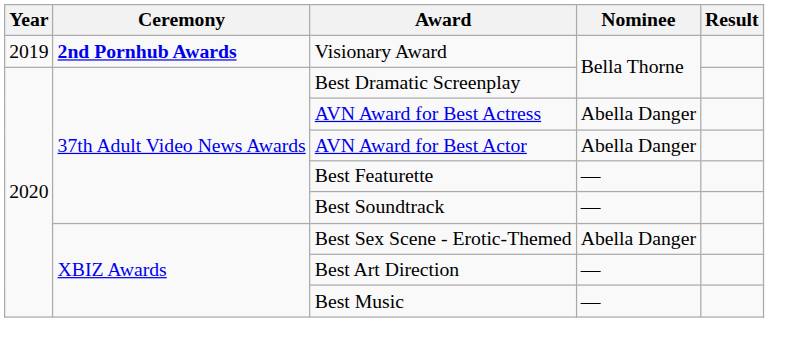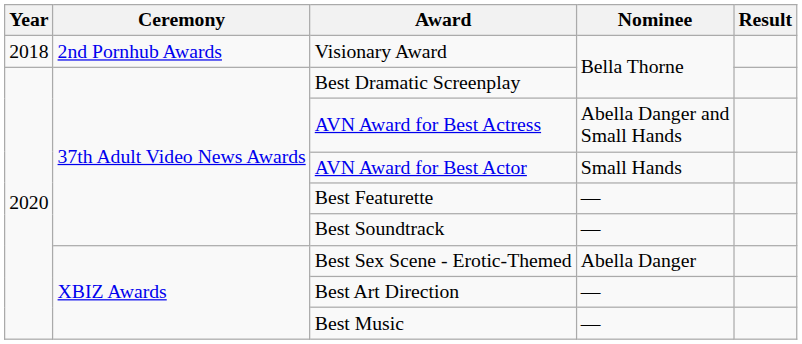(29, 51) 2019 -> (29, 51) 2018
(147, 51) bold -> (140, 51) normal
(638, 113) Abella Danger -> (655, 124) Abella Danger and Small Hands
(638, 144) Abella Danger -> (631, 167) Small Hands
